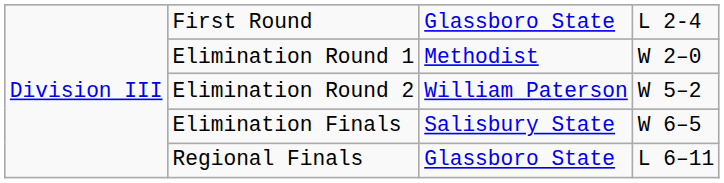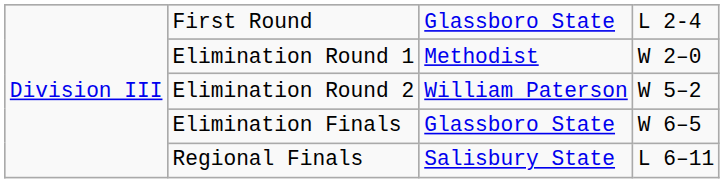(520, 126) Salisbury State -> (520, 126) Glassboro State
(520, 160) Glassboro State -> (520, 160) Salisbury State
